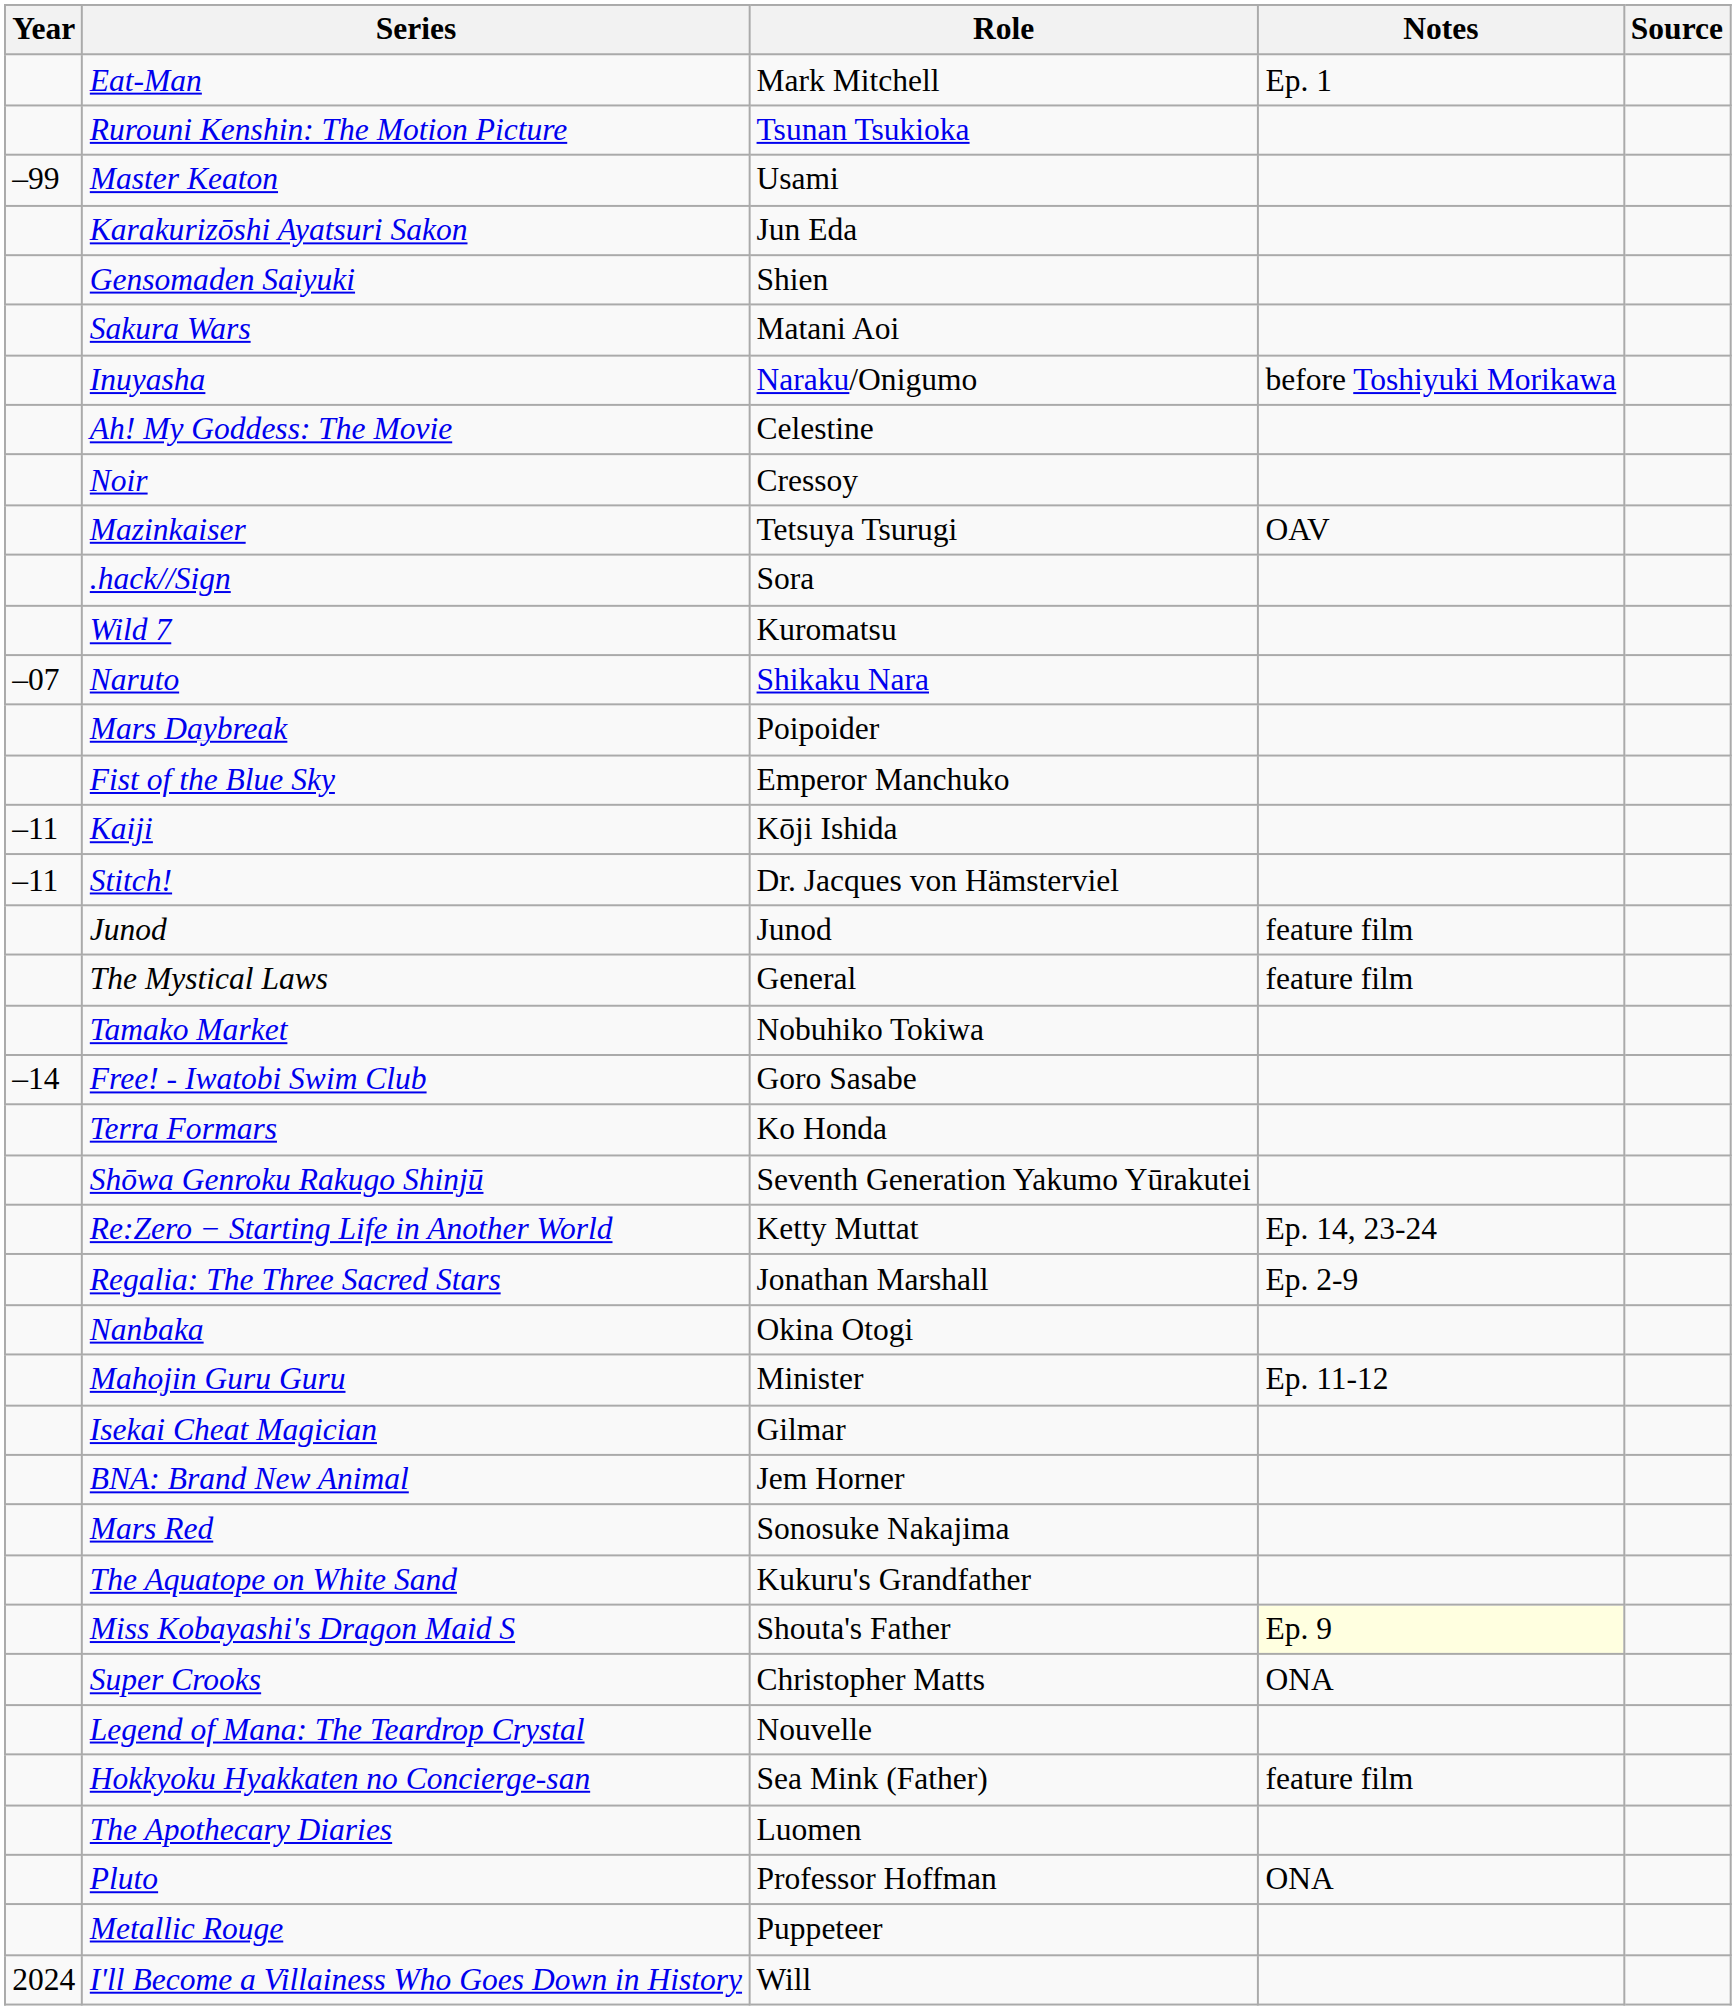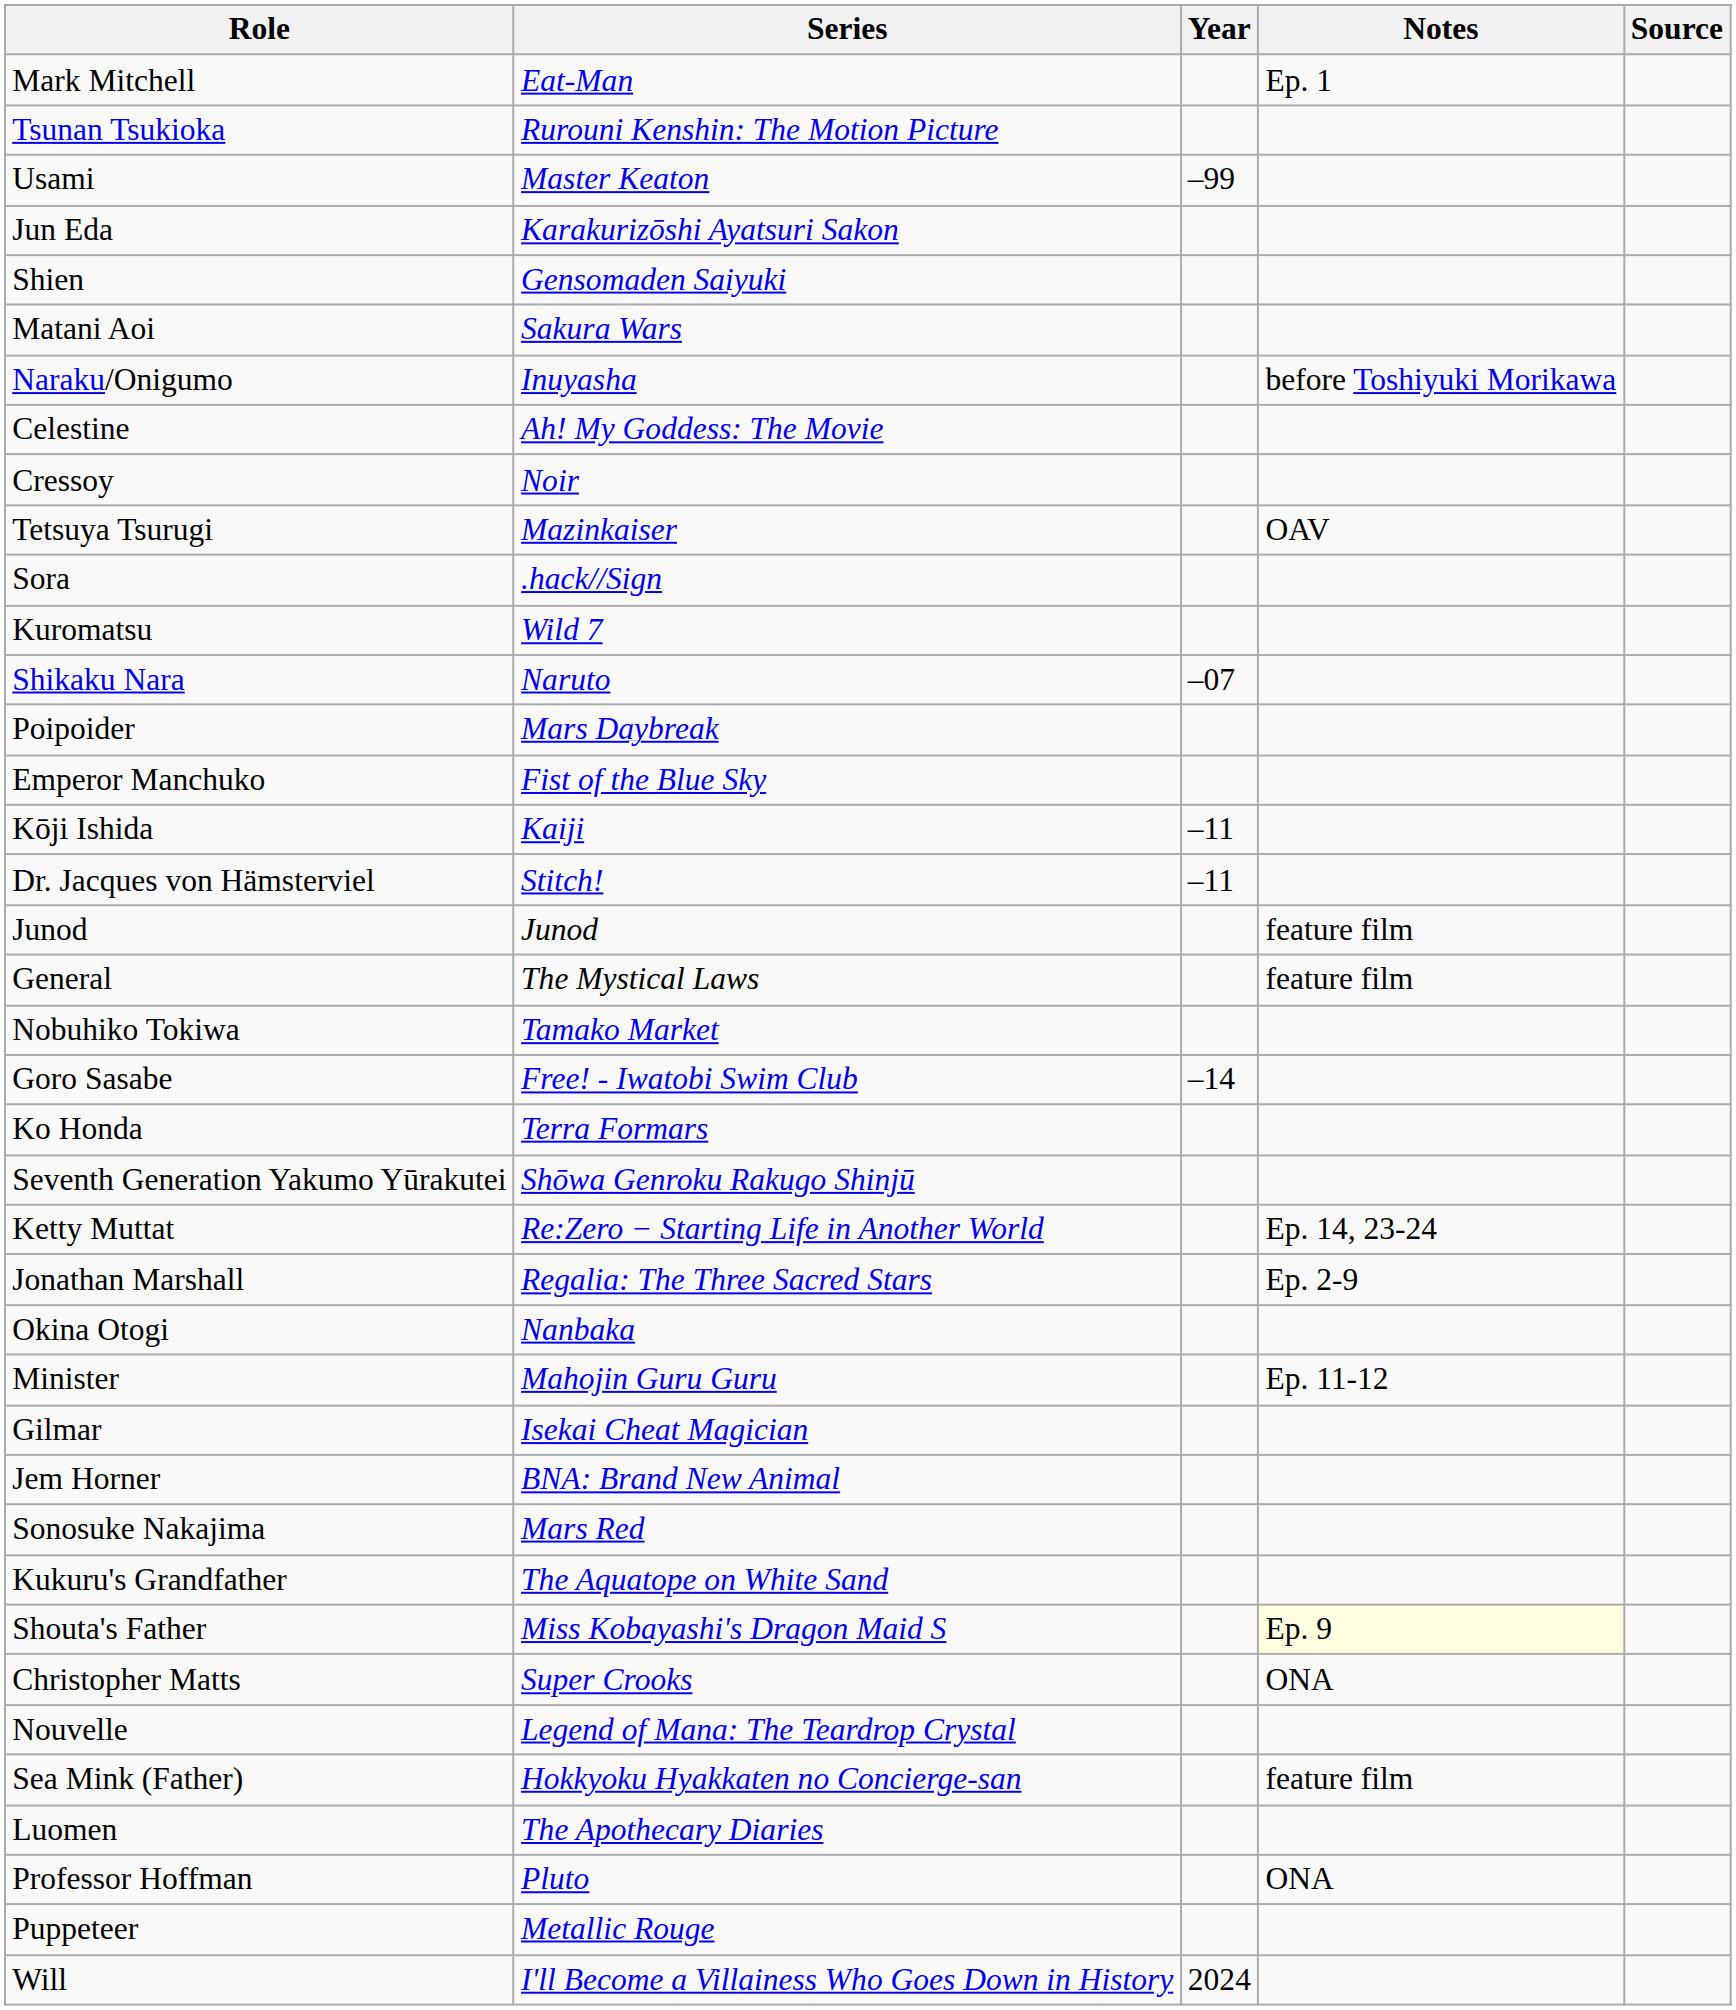columns swapped: (44, 29) <-> (1004, 29)
